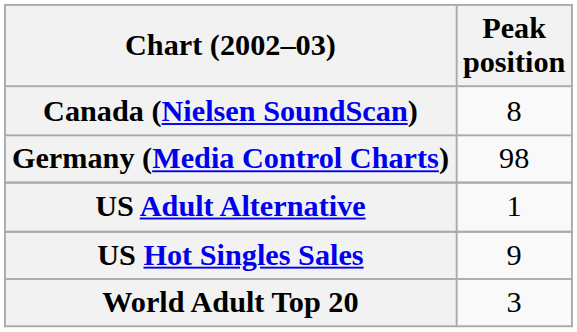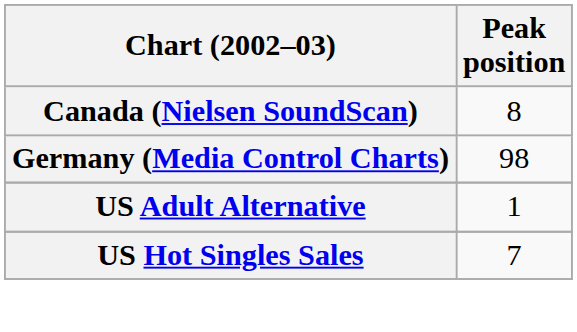(514, 254) 9 -> (514, 254) 7
- row: (230, 302)
